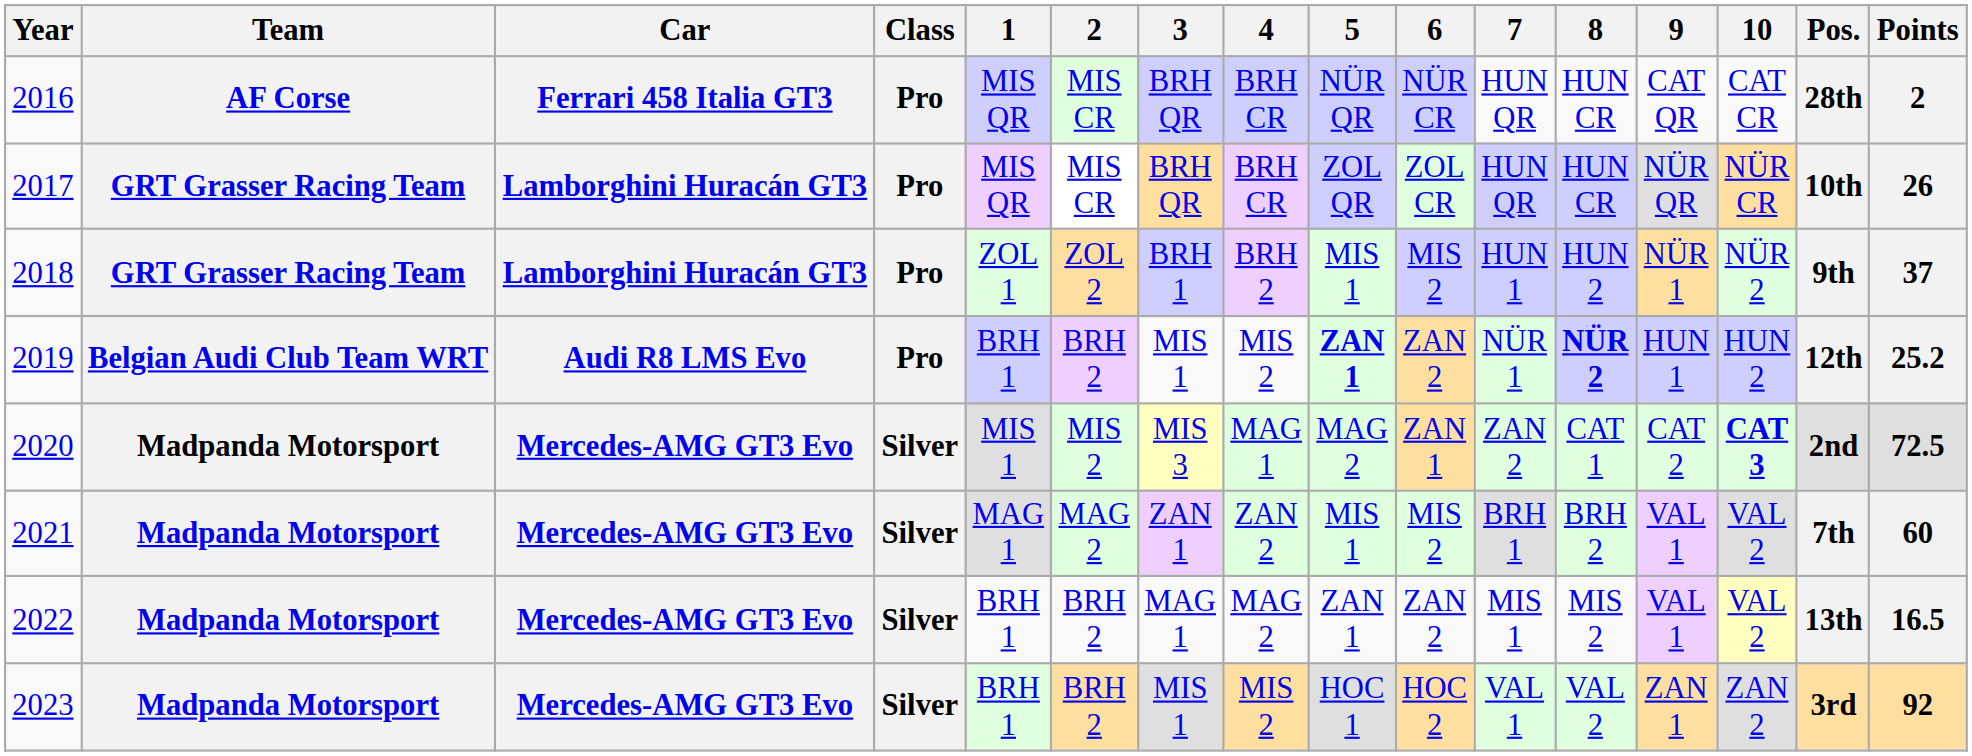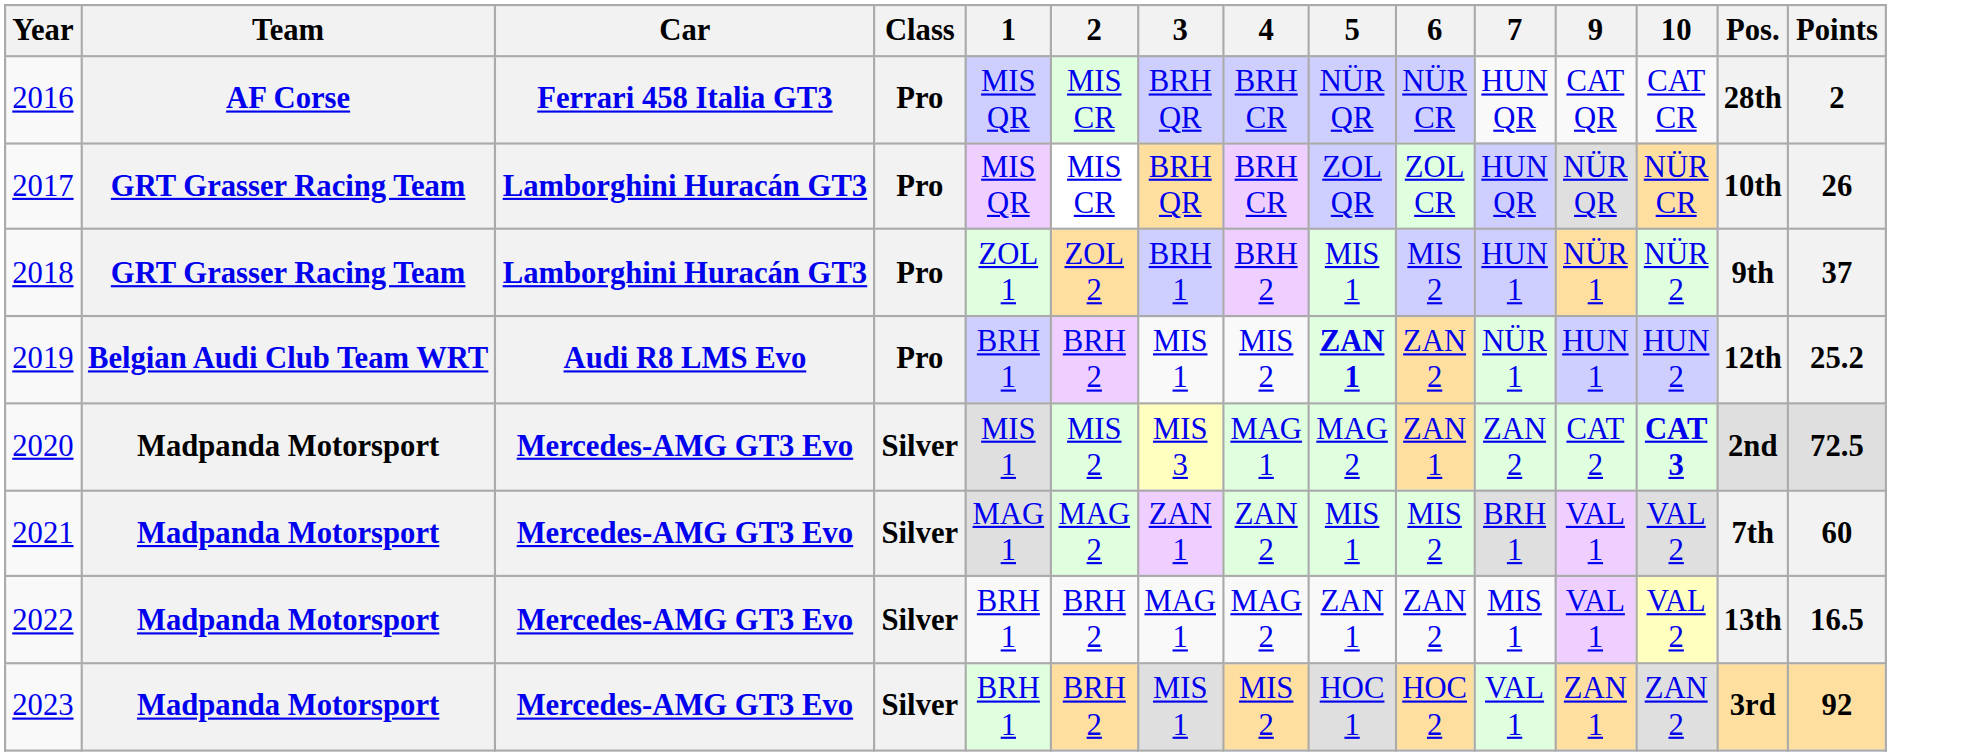- column: (1595, 30)
